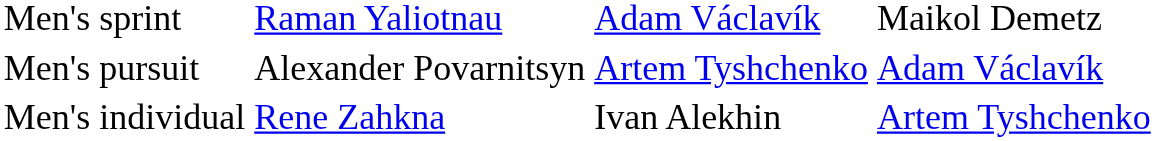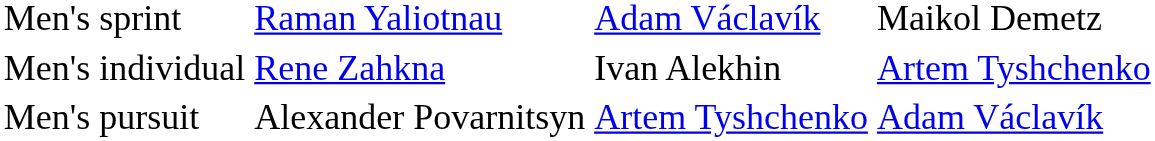rows swapped: (102, 67) <-> (124, 117)
